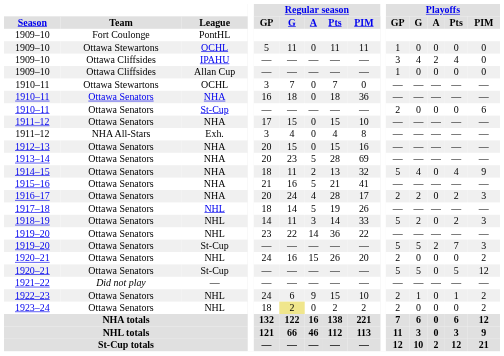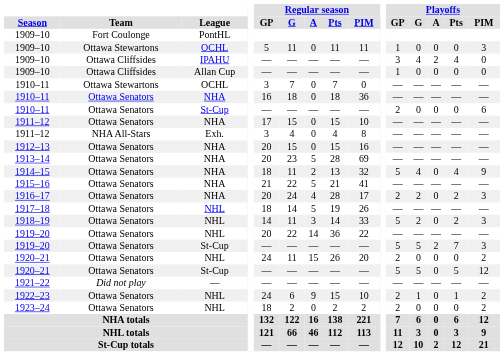(484, 47) 0 -> (484, 47) 3
(292, 183) 16 -> (292, 183) 22
(267, 233) 23 -> (267, 233) 20
(292, 258) 16 -> (292, 258) 11
(292, 307) khaki background -> (292, 307) no background
